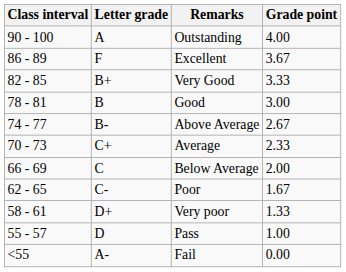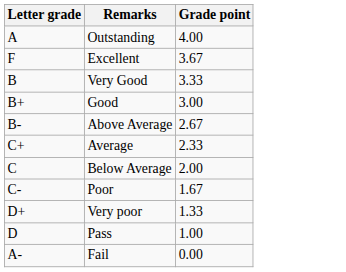- column: (48, 15)
(103, 80) B+ -> (12, 80) B
(99, 102) B -> (16, 102) B+
